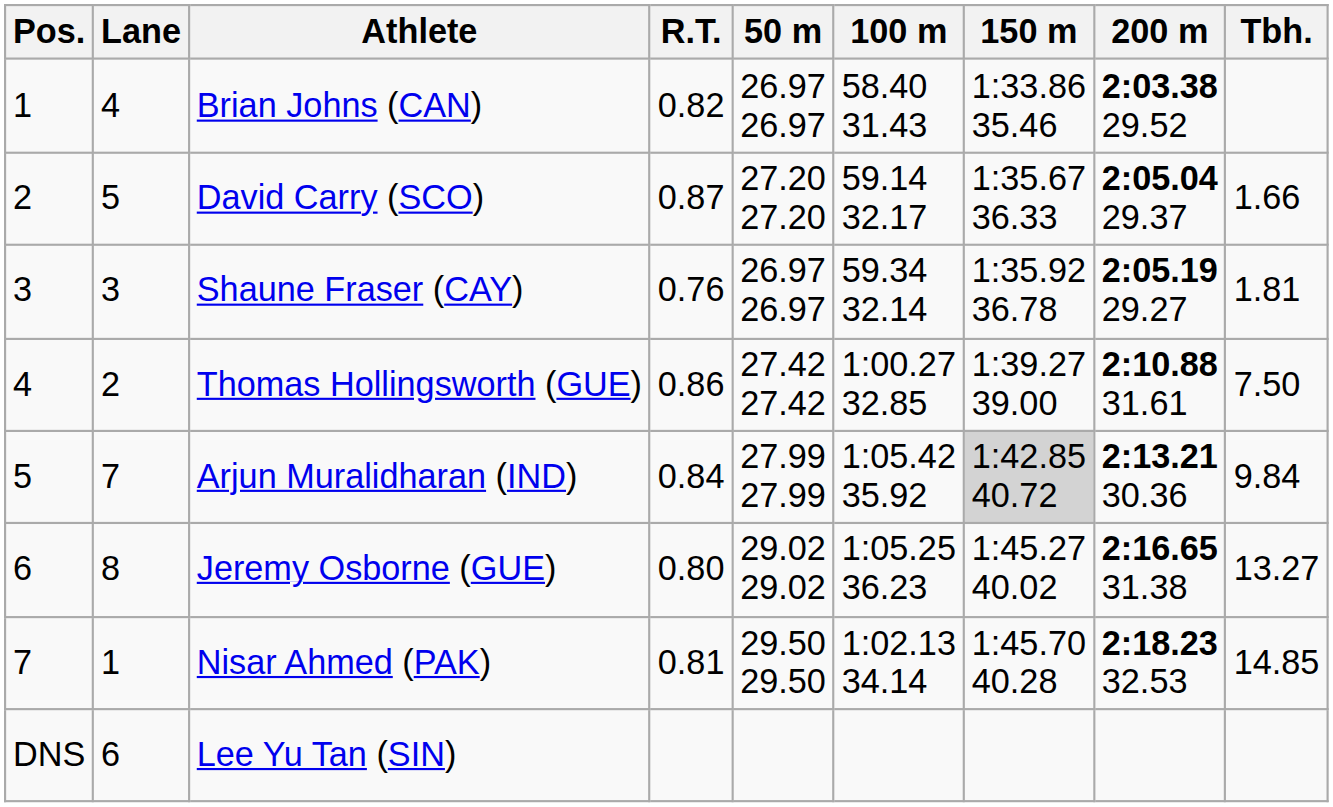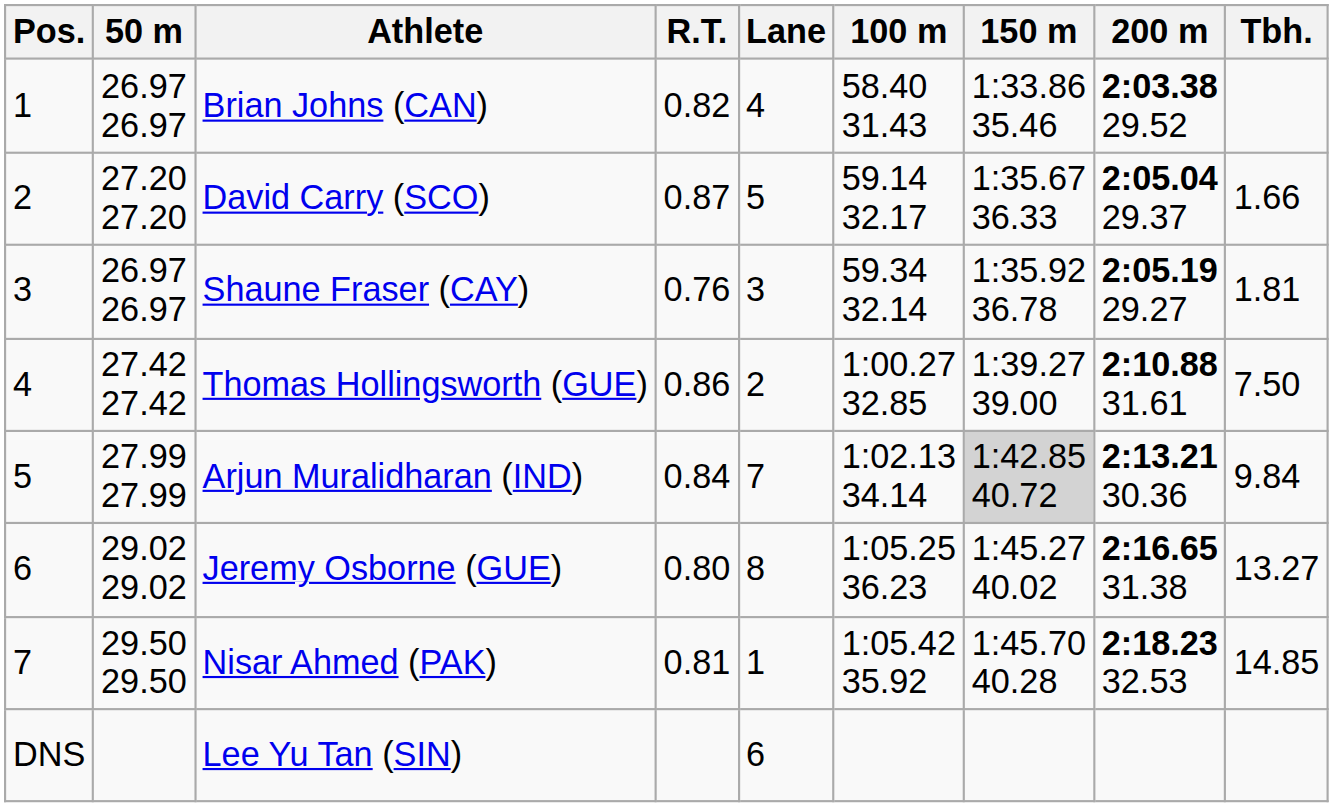columns swapped: (141, 31) <-> (783, 31)
(899, 476) 1:05.42 35.92 -> (899, 476) 1:02.13 34.14
(899, 662) 1:02.13 34.14 -> (899, 662) 1:05.42 35.92
